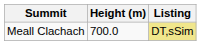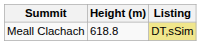(104, 31) 700.0 -> (104, 31) 618.8
